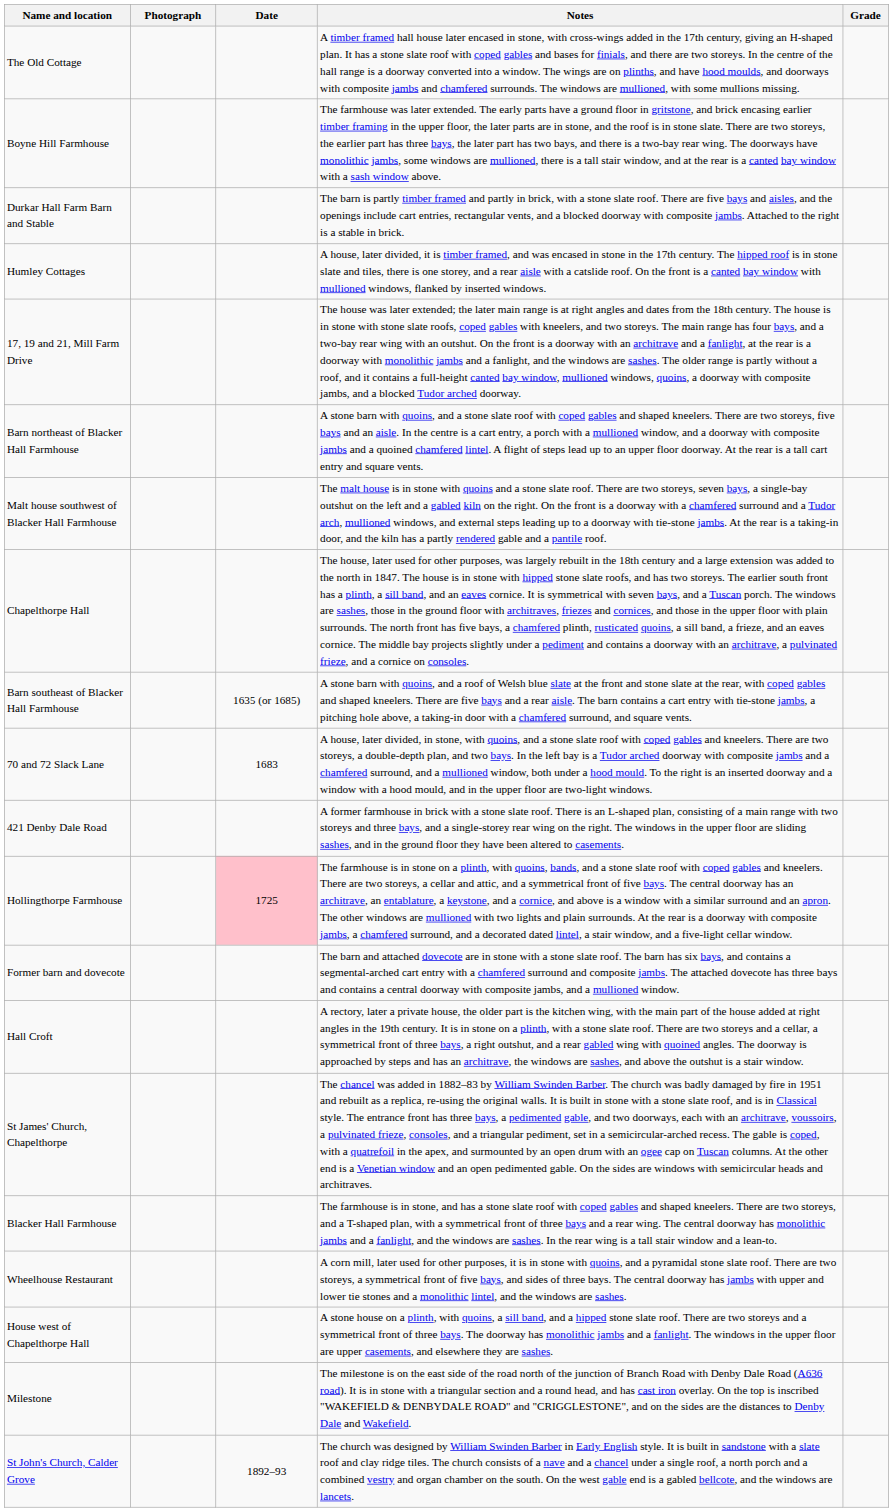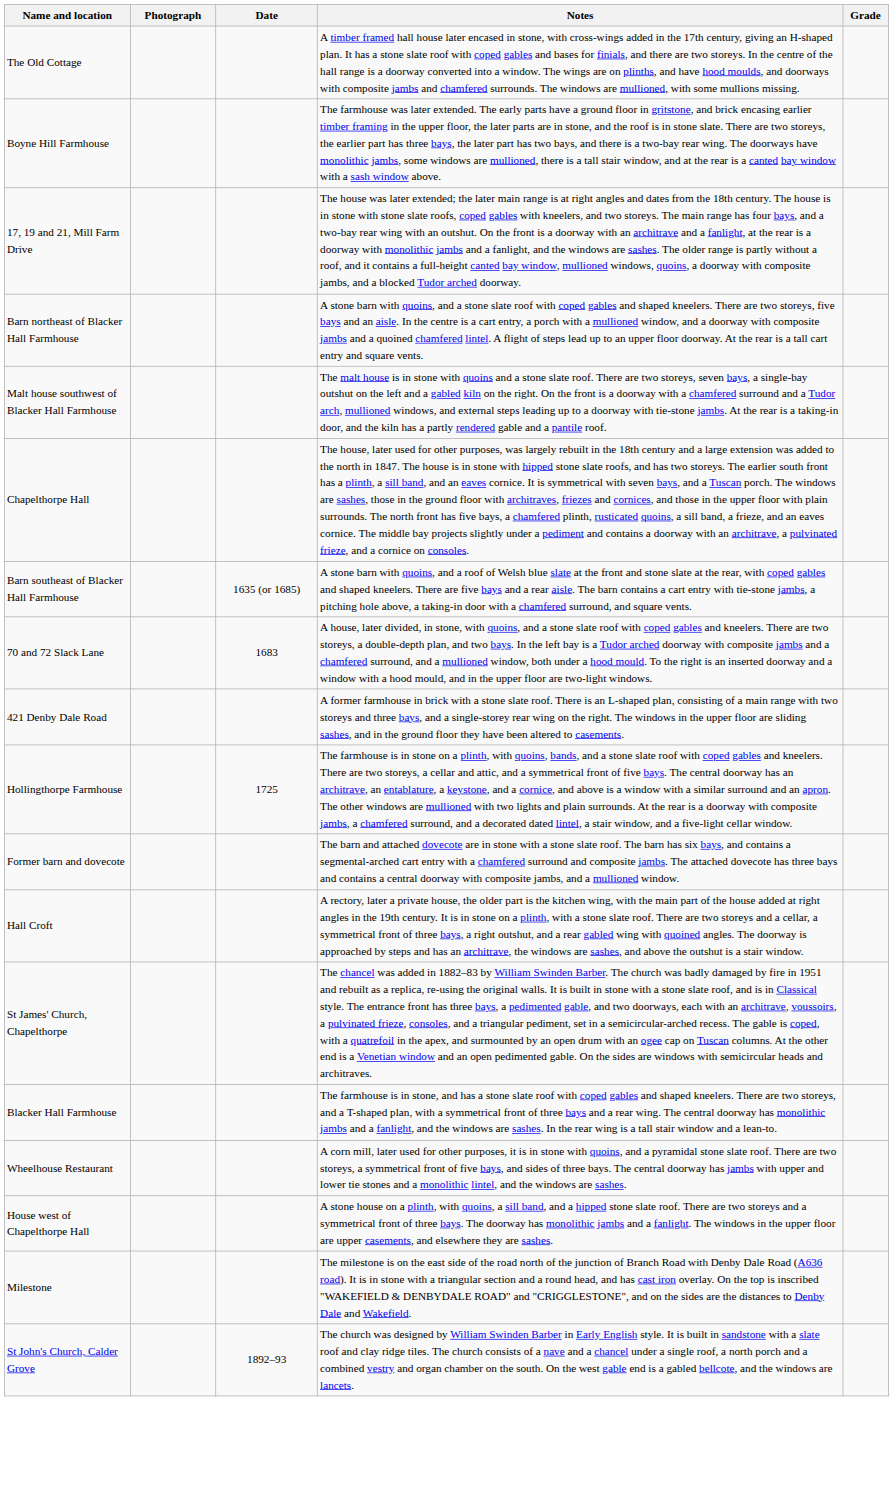- row: (59, 215)
- row: (46, 271)
(267, 900) pink background -> (267, 789) no background
